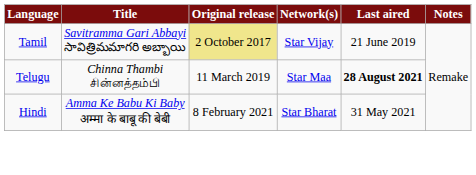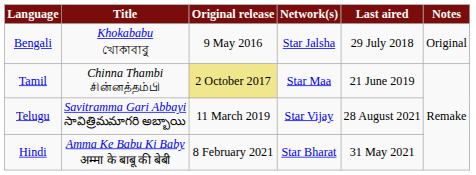+ row: (33, 43)
(125, 40) Savitramma Gari Abbayi సావిత్రిమమాగరి అబ్బాయి -> (125, 80) Chinna Thambi சின்னத்தம்பி
(309, 41) Star Vijay -> (309, 80) Star Maa
(125, 76) Chinna Thambi சின்னத்தம்பி -> (125, 114) Savitramma Gari Abbayi సావిత్రిమమాగరి అబ్బాయి
(309, 77) Star Maa -> (309, 116) Star Vijay
(383, 77) bold -> (382, 116) normal
